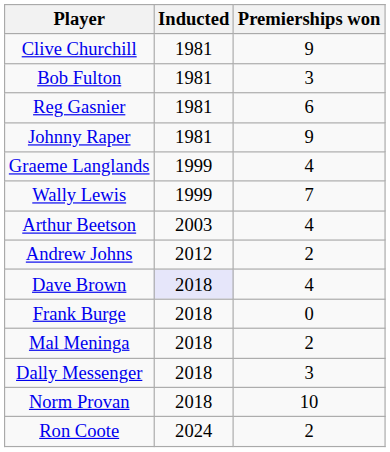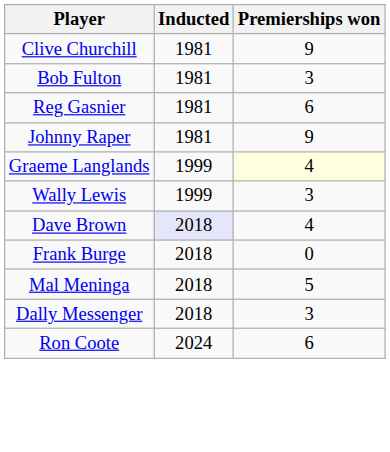(309, 166) no background -> (309, 166) lightyellow background
(309, 195) 7 -> (309, 195) 3
- row: (79, 225)
- row: (79, 254)
(309, 343) 2 -> (309, 284) 5
- row: (79, 401)
(309, 431) 2 -> (309, 343) 6
